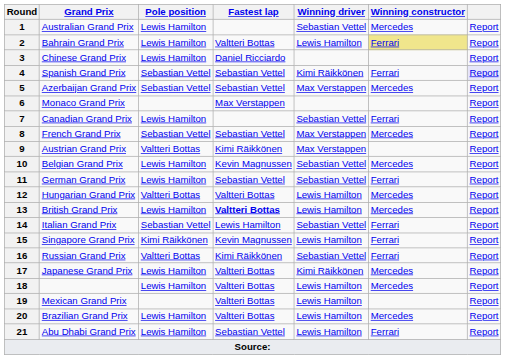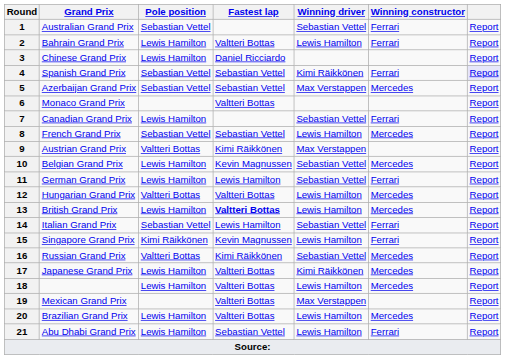(173, 27) Lewis Hamilton -> (176, 27) Sebastian Vettel
(392, 27) Mercedes -> (385, 27) Ferrari
(385, 42) khaki background -> (385, 42) no background
(250, 103) Max Verstappen -> (245, 103) Valtteri Bottas
(331, 133) Max Verstappen -> (329, 133) Lewis Hamilton
(250, 179) Sebastian Vettel -> (248, 179) Lewis Hamilton
(385, 255) Ferrari -> (392, 255) Mercedes
(329, 301) Lewis Hamilton -> (331, 301) Max Verstappen
